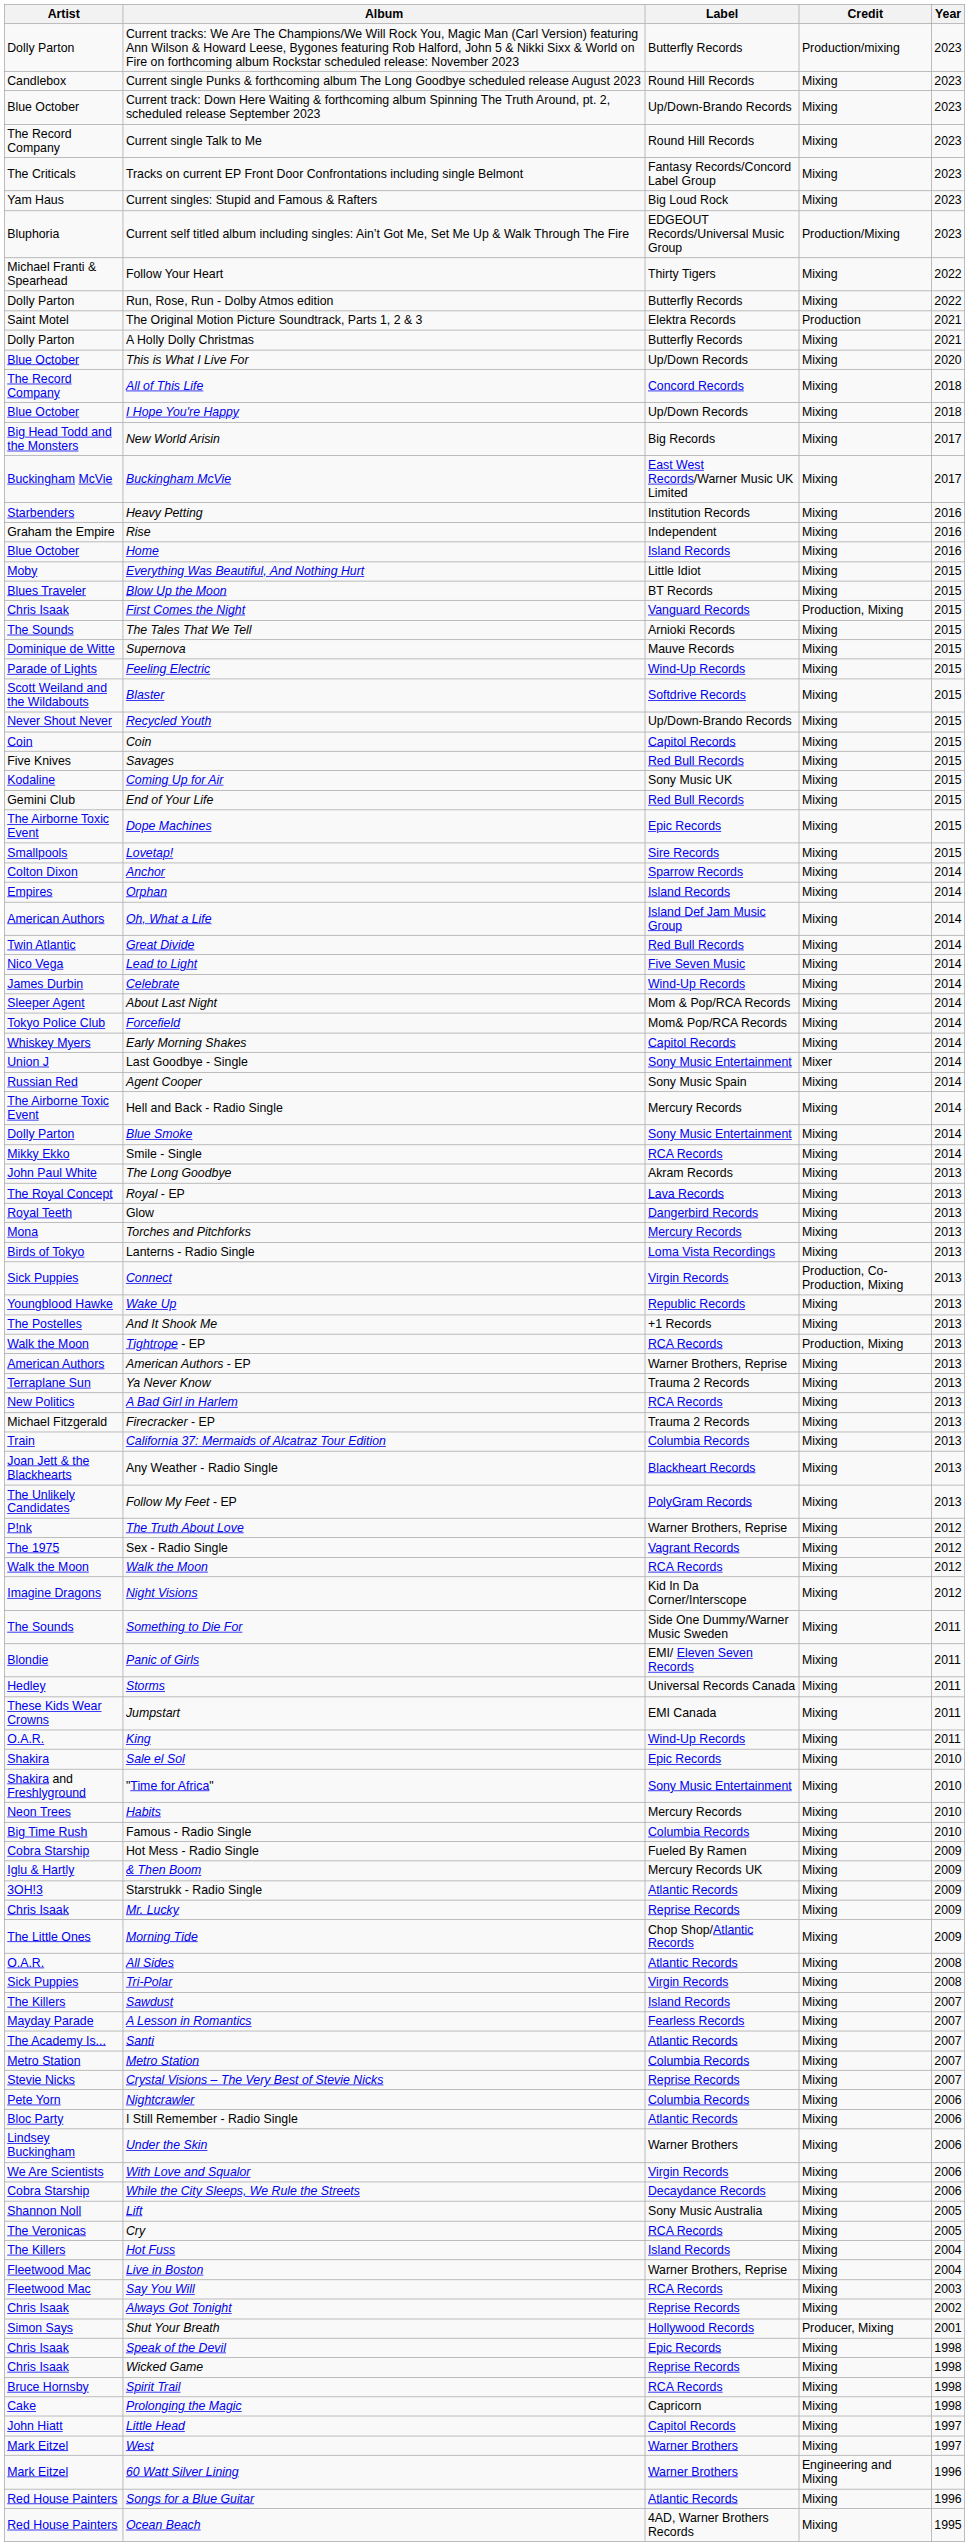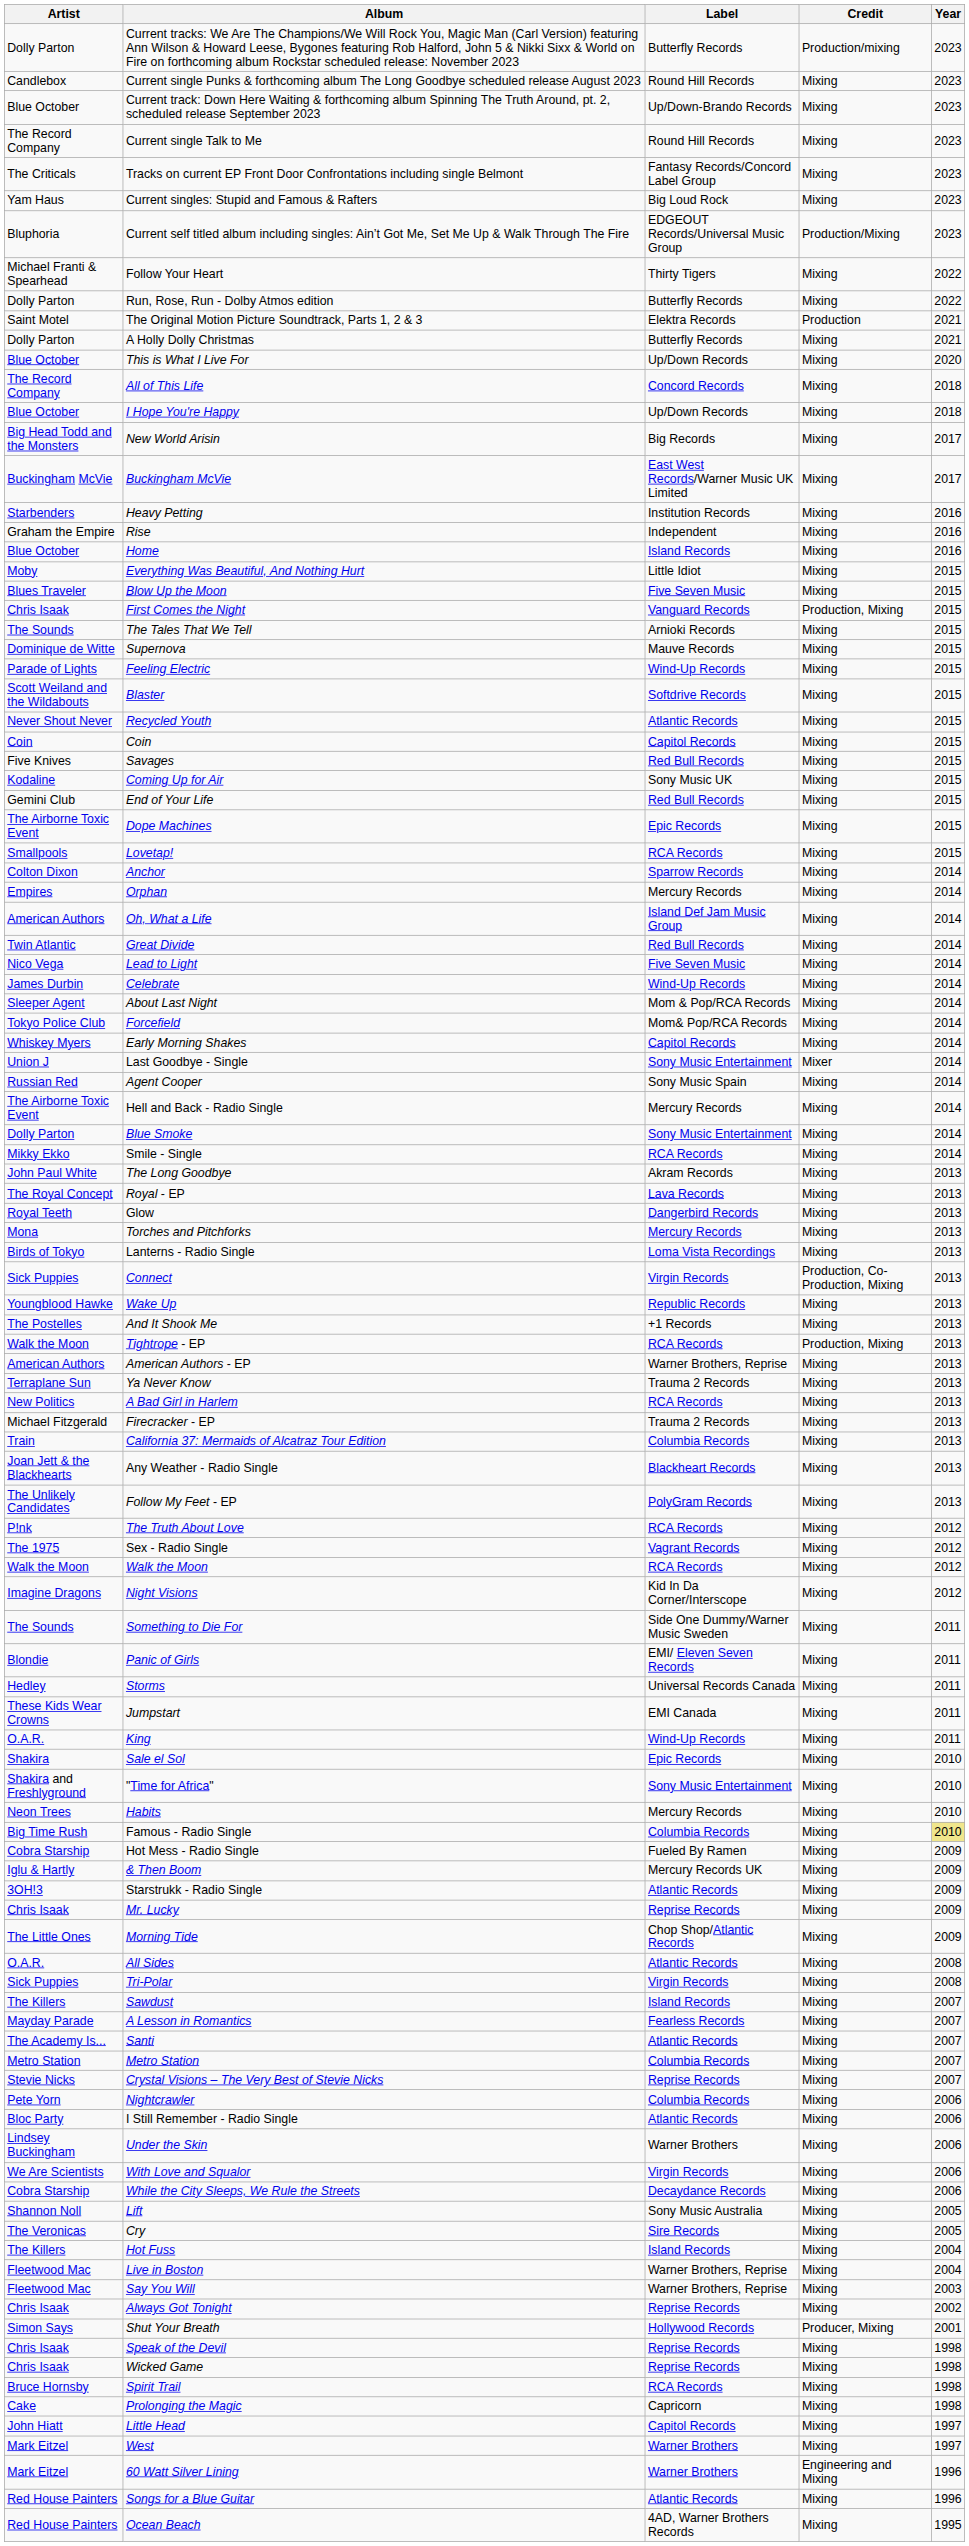(680, 590) BT Records -> (697, 590) Five Seven Music
(720, 721) Up/Down-Brando Records -> (693, 721) Atlantic Records
(684, 853) Sire Records -> (685, 853) RCA Records
(689, 892) Island Records -> (695, 892) Mercury Records
(718, 1528) Warner Brothers, Reprise -> (685, 1528) RCA Records
(948, 1831) no background -> (948, 1831) khaki background
(685, 2230) RCA Records -> (684, 2230) Sire Records
(685, 2289) RCA Records -> (718, 2289) Warner Brothers, Reprise
(685, 2348) Epic Records -> (694, 2348) Reprise Records
